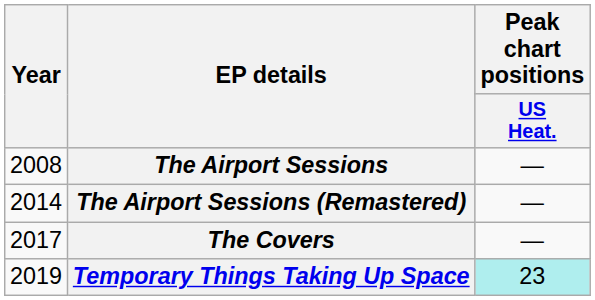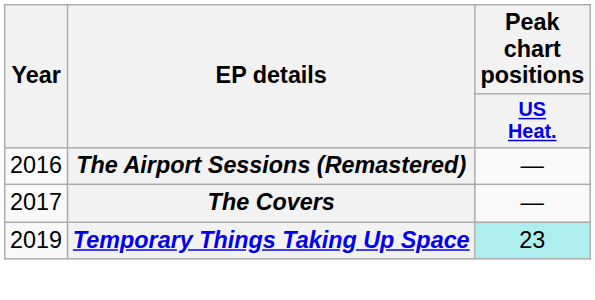- row: (271, 165)
(36, 202) 2014 -> (36, 165) 2016
